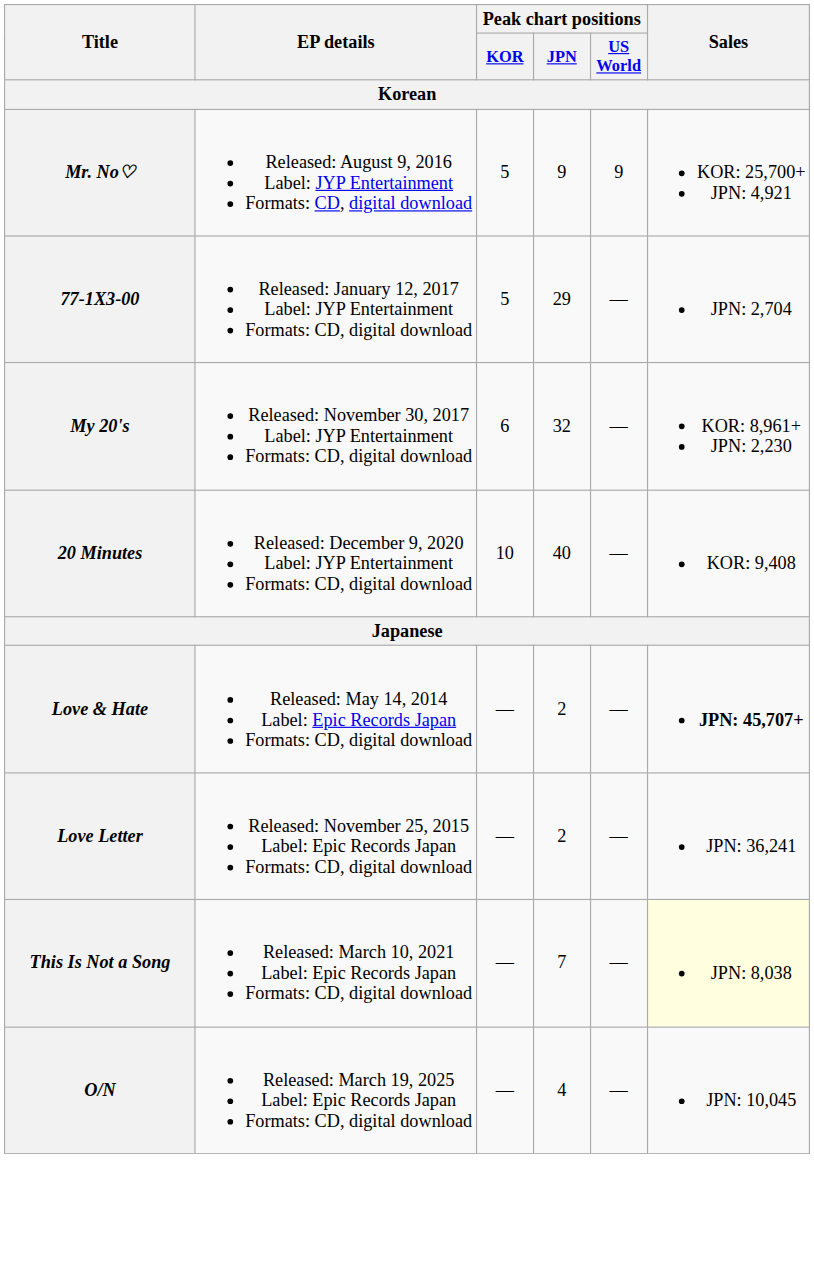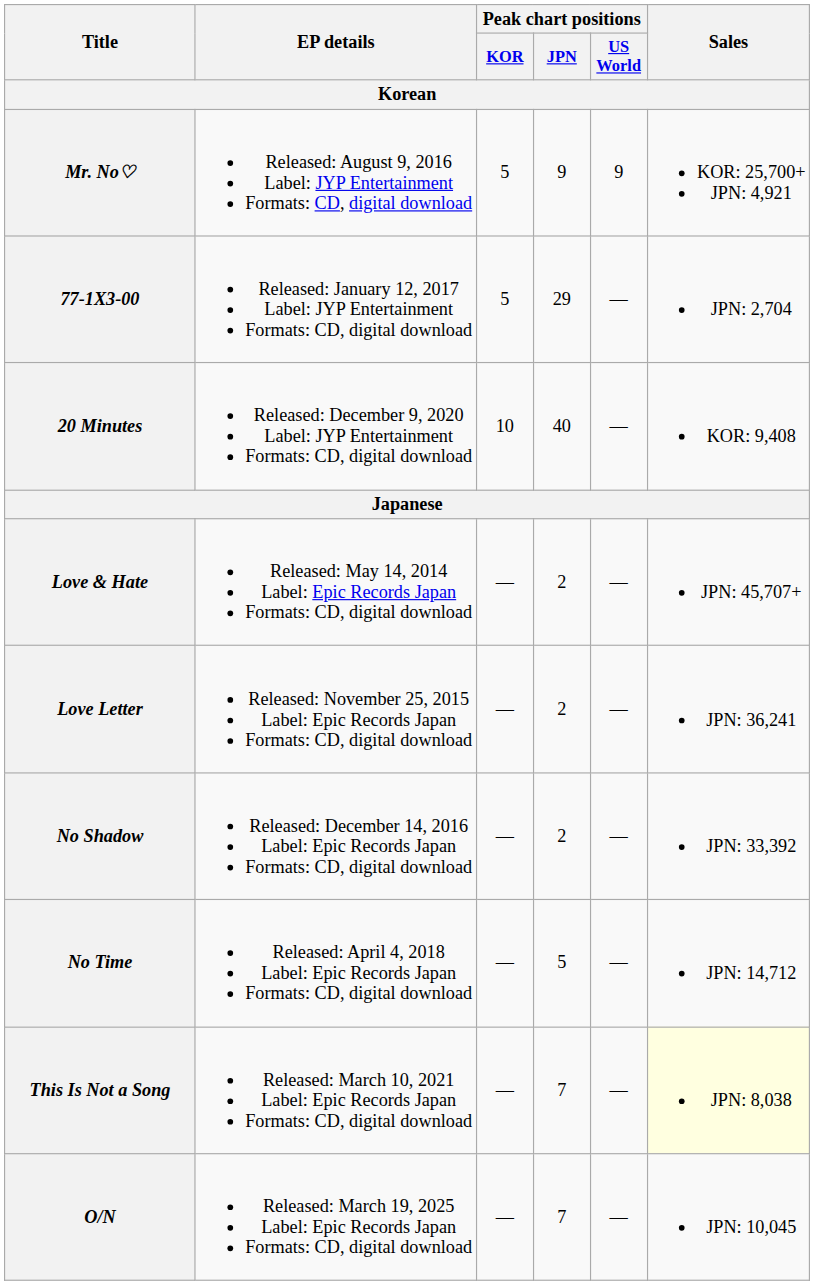- row: (100, 426)
(728, 719) bold -> (728, 592) normal
+ row: (100, 836)
+ row: (100, 963)
(562, 1089) 4 -> (562, 1216) 7
